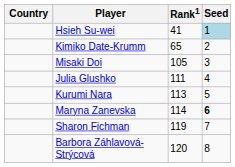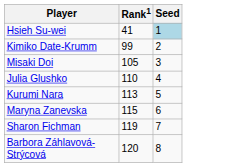- column: (29, 13)
(176, 47) 65 -> (127, 47) 99
(178, 79) 111 -> (130, 79) 110
(178, 111) 114 -> (130, 111) 115
(207, 111) bold -> (158, 111) normal
